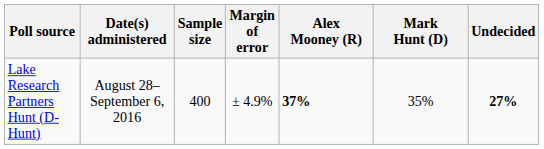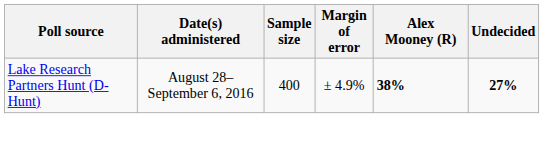- column: (421, 31)
(296, 101) 37% -> (391, 85) 38%
